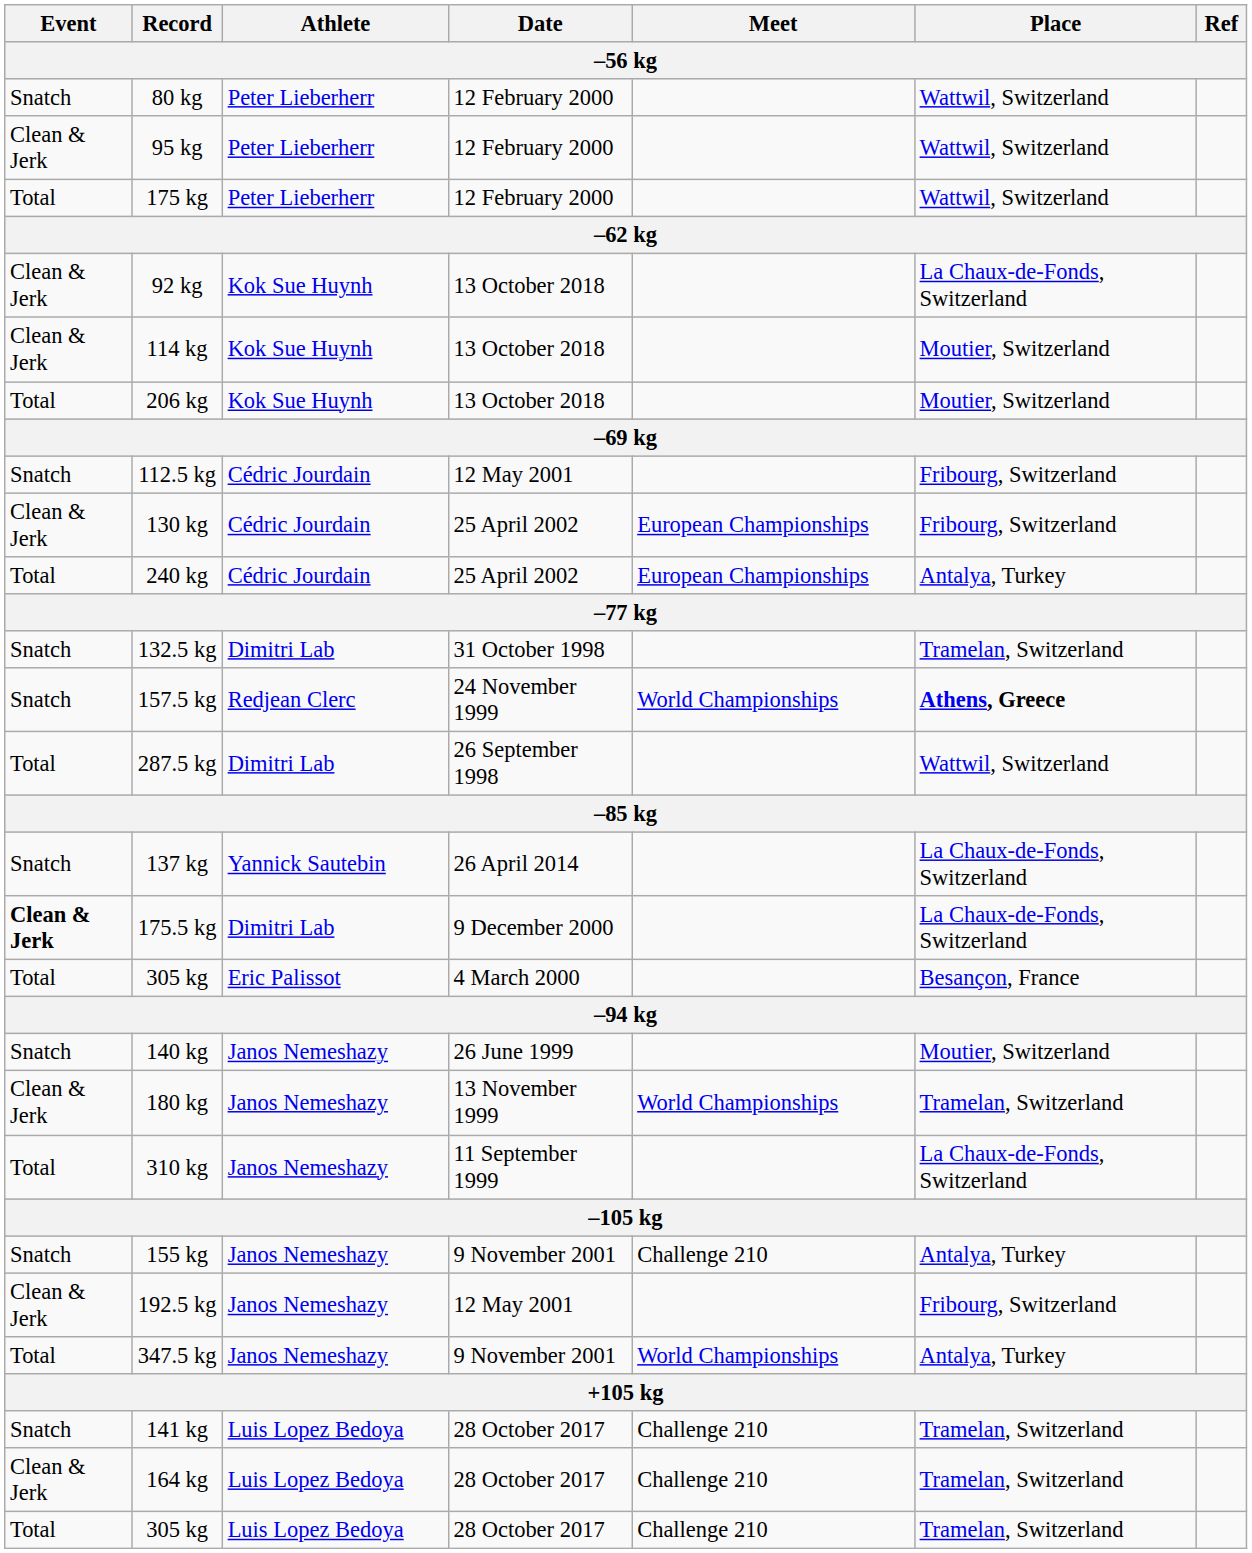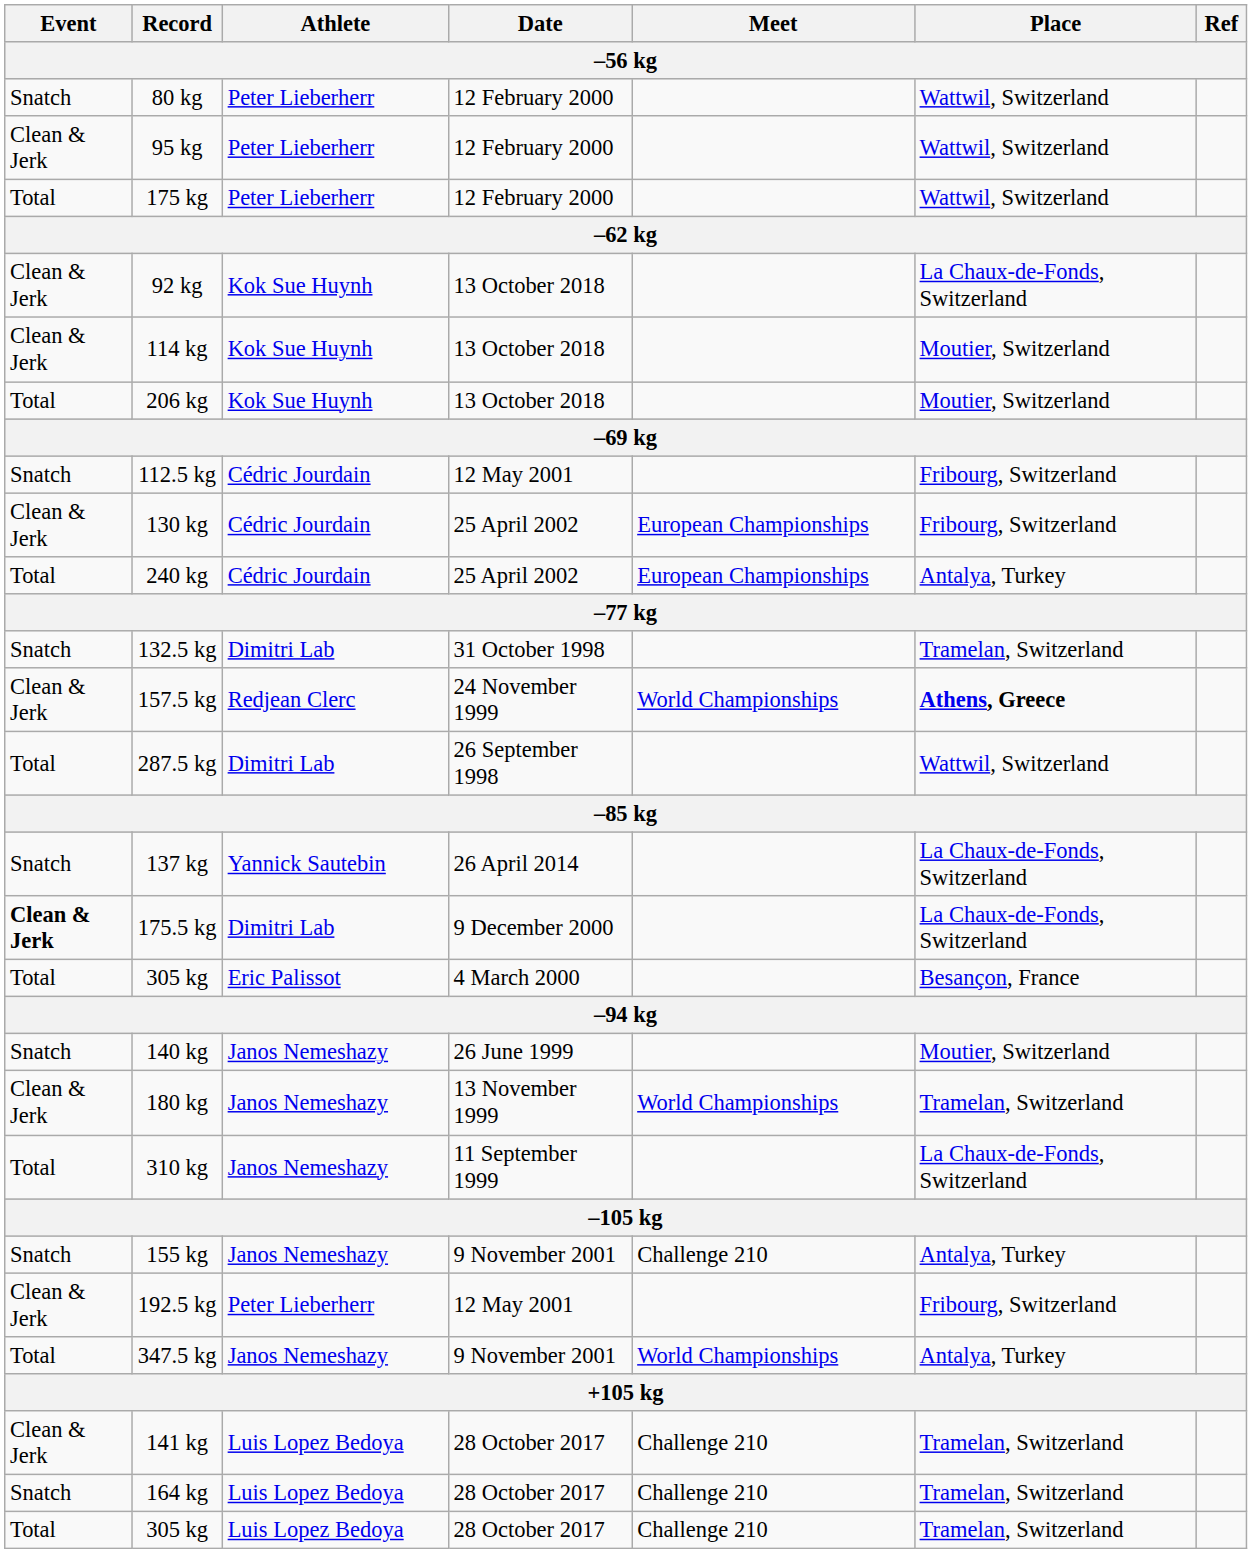(41, 699) Snatch -> (48, 699) Clean & Jerk
(308, 1304) Janos Nemeshazy -> (301, 1304) Peter Lieberherr
(41, 1429) Snatch -> (48, 1442) Clean & Jerk
(48, 1479) Clean & Jerk -> (41, 1492) Snatch
